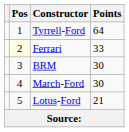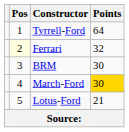(98, 48) 33 -> (98, 48) 32
(98, 83) no background -> (98, 83) gold background
